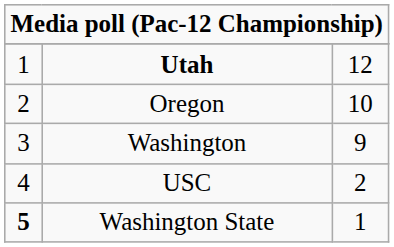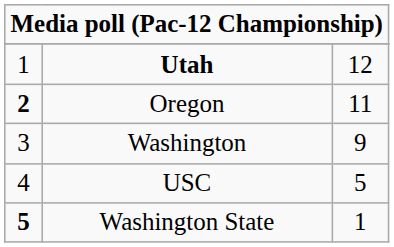(23, 103) normal -> (23, 103) bold
(360, 103) 10 -> (360, 103) 11
(360, 182) 2 -> (360, 182) 5
